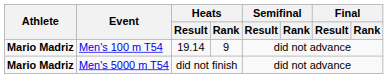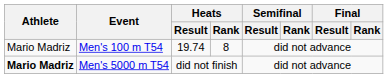(40, 48) bold -> (39, 48) normal
(191, 48) 19.14 -> (191, 48) 19.74
(226, 48) 9 -> (226, 48) 8
